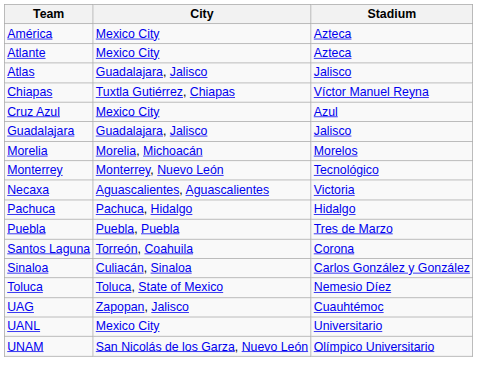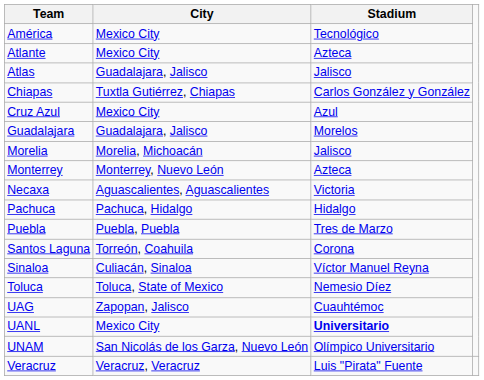(333, 33) Azteca -> (346, 33) Tecnológico
(371, 92) Víctor Manuel Reyna -> (392, 92) Carlos González y González
(333, 131) Jalisco -> (336, 131) Morelos
(336, 151) Morelos -> (333, 151) Jalisco
(346, 170) Tecnológico -> (333, 170) Azteca
(392, 268) Carlos González y González -> (371, 268) Víctor Manuel Reyna
(348, 326) normal -> (351, 326) bold
+ row: (32, 365)
